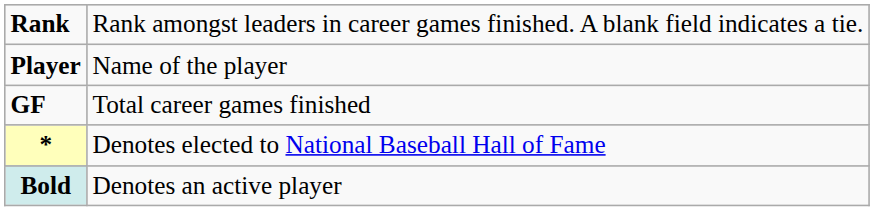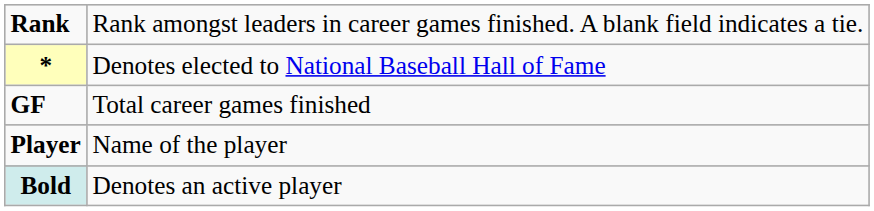rows swapped: (46, 64) <-> (46, 144)
